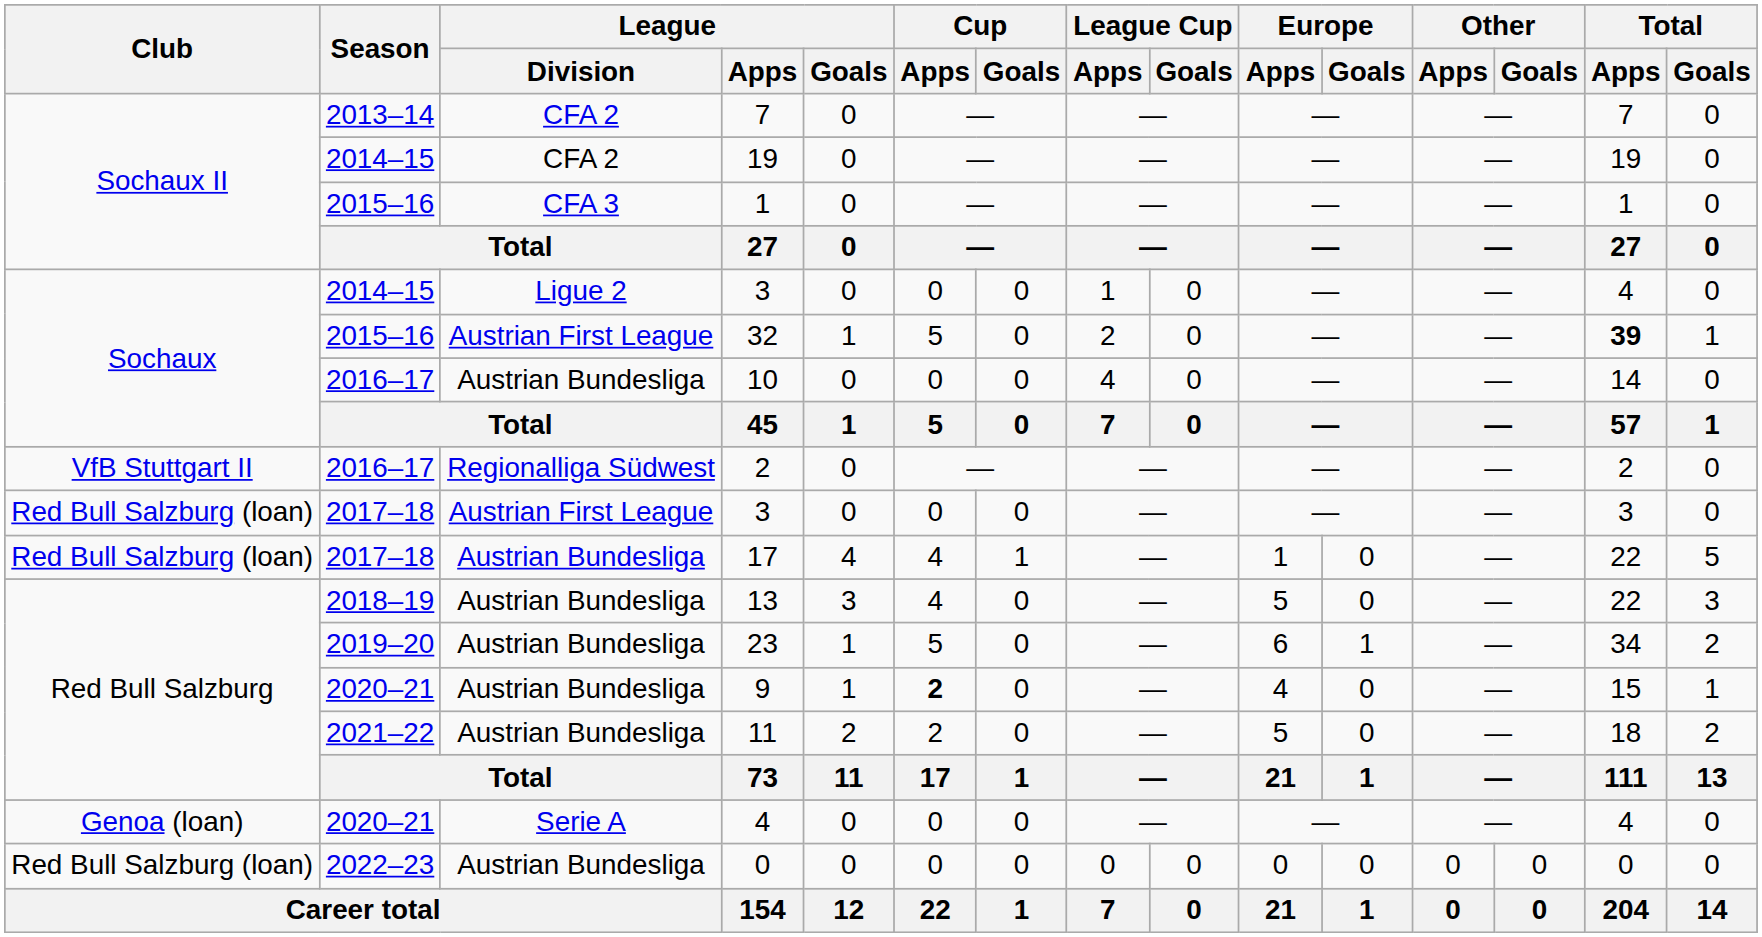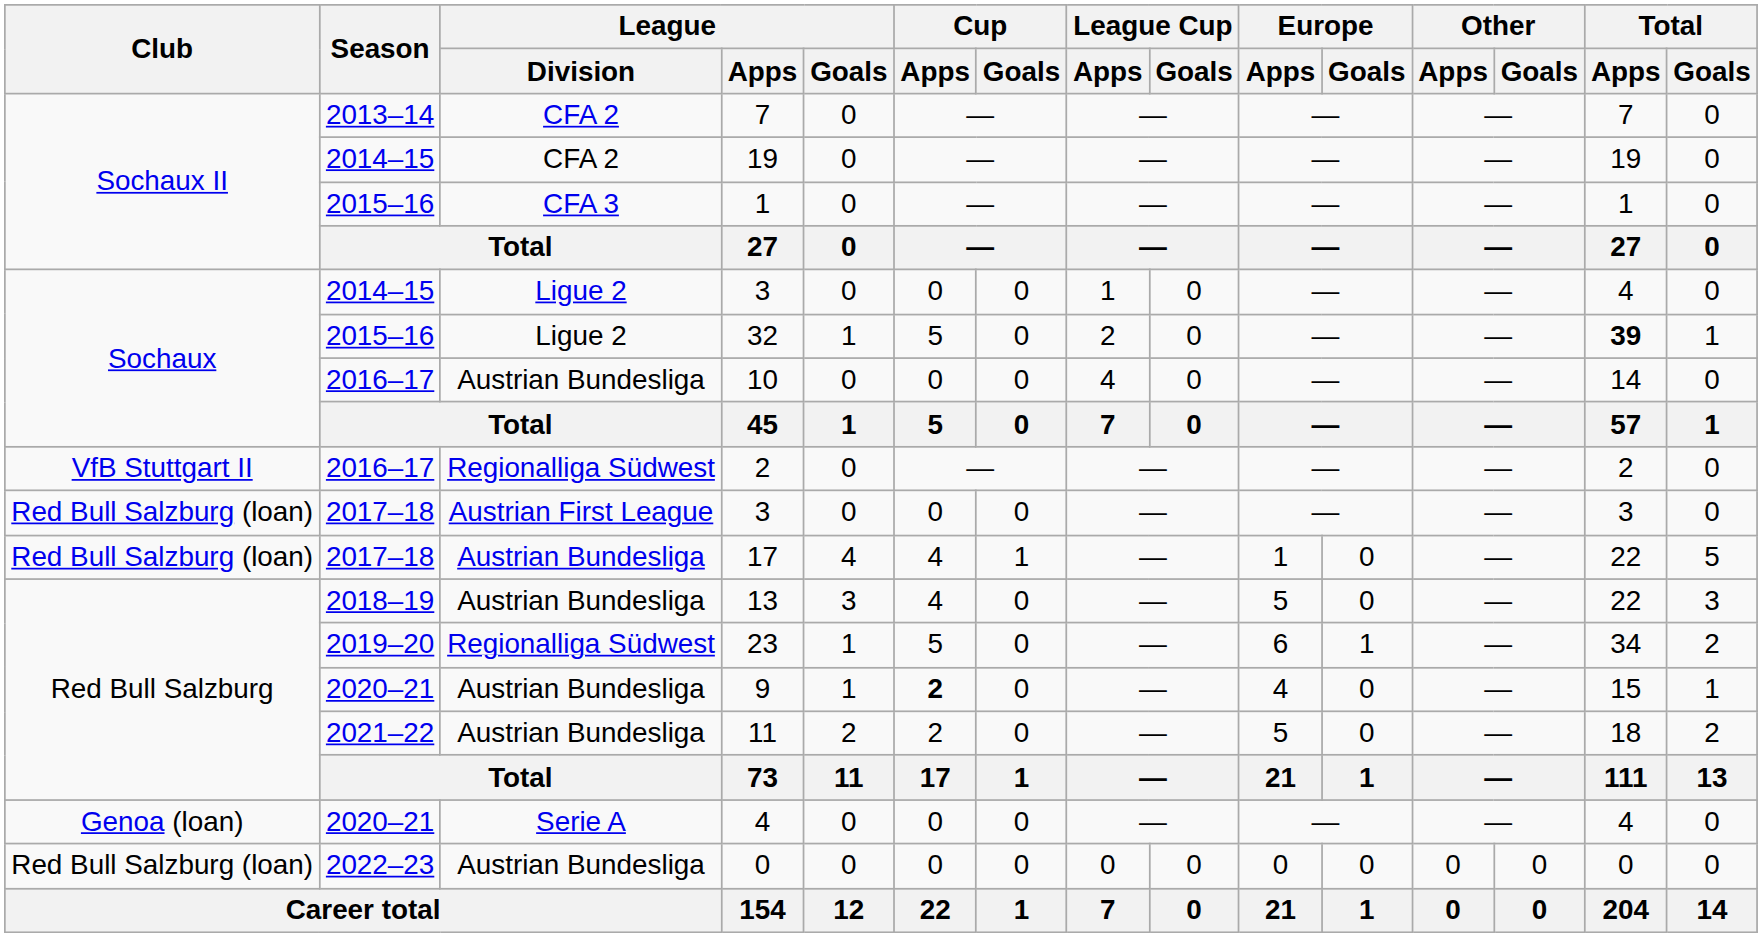(581, 335) Austrian First League -> (581, 335) Ligue 2
(581, 644) Austrian Bundesliga -> (581, 644) Regionalliga Südwest
